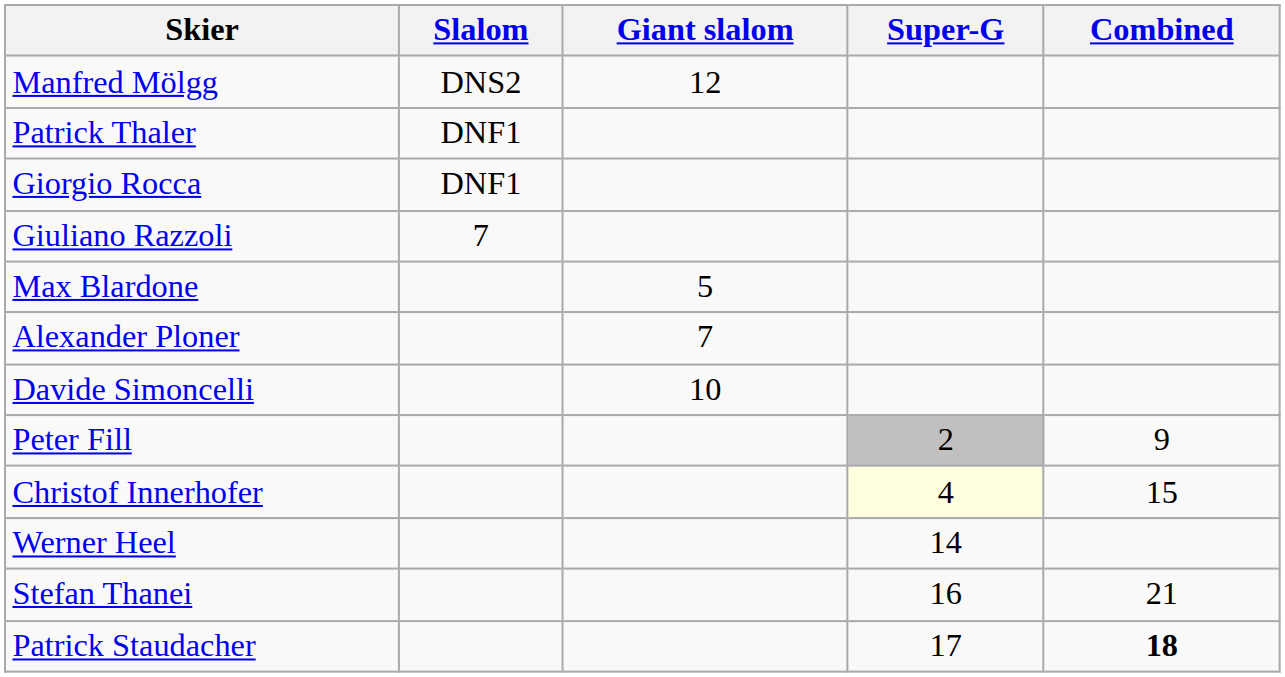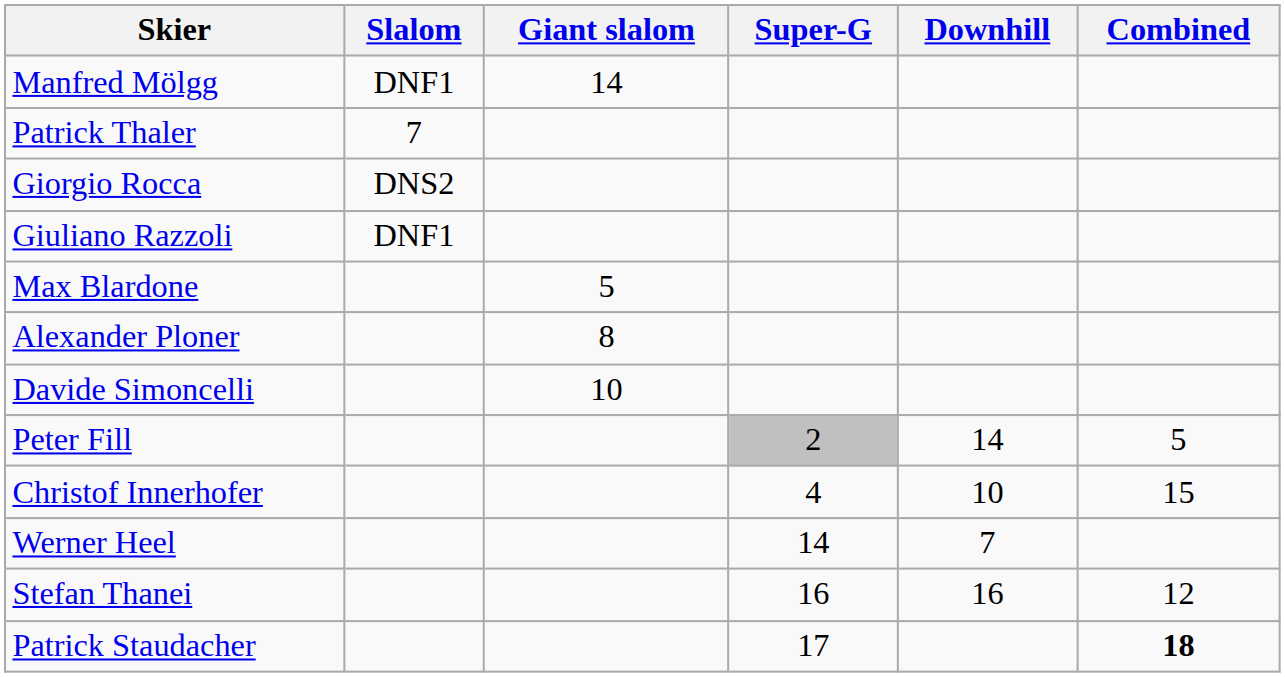+ column: (987, 30)
(481, 81) DNS2 -> (414, 81) DNF1
(705, 81) 12 -> (607, 81) 14
(481, 132) DNF1 -> (414, 132) 7
(481, 183) DNF1 -> (414, 183) DNS2
(481, 235) 7 -> (414, 235) DNF1
(705, 337) 7 -> (607, 337) 8
(1162, 440) 9 -> (1178, 440) 5
(946, 491) lightyellow background -> (813, 491) no background
(1162, 593) 21 -> (1178, 593) 12
